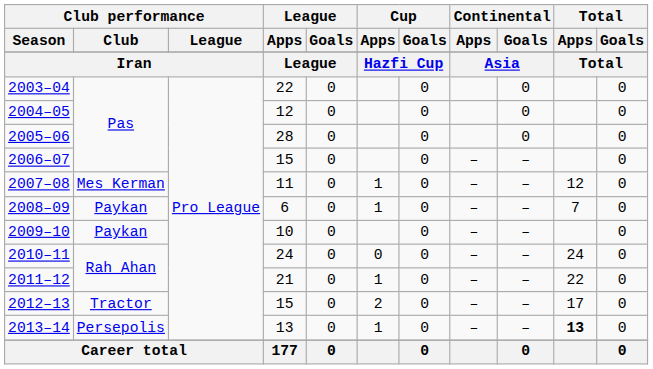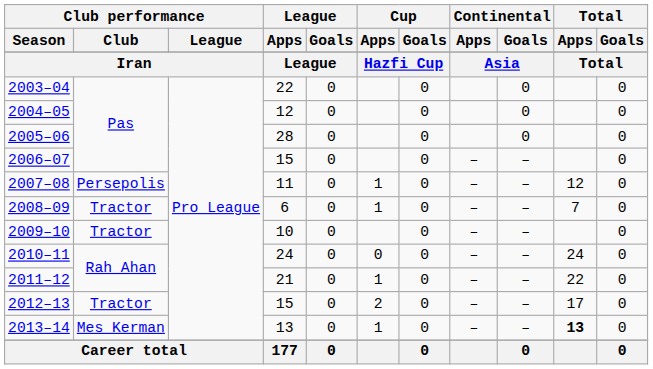(121, 184) Mes Kerman -> (121, 184) Persepolis
(121, 208) Paykan -> (121, 208) Tractor
(121, 232) Paykan -> (121, 232) Tractor
(121, 328) Persepolis -> (121, 328) Mes Kerman
